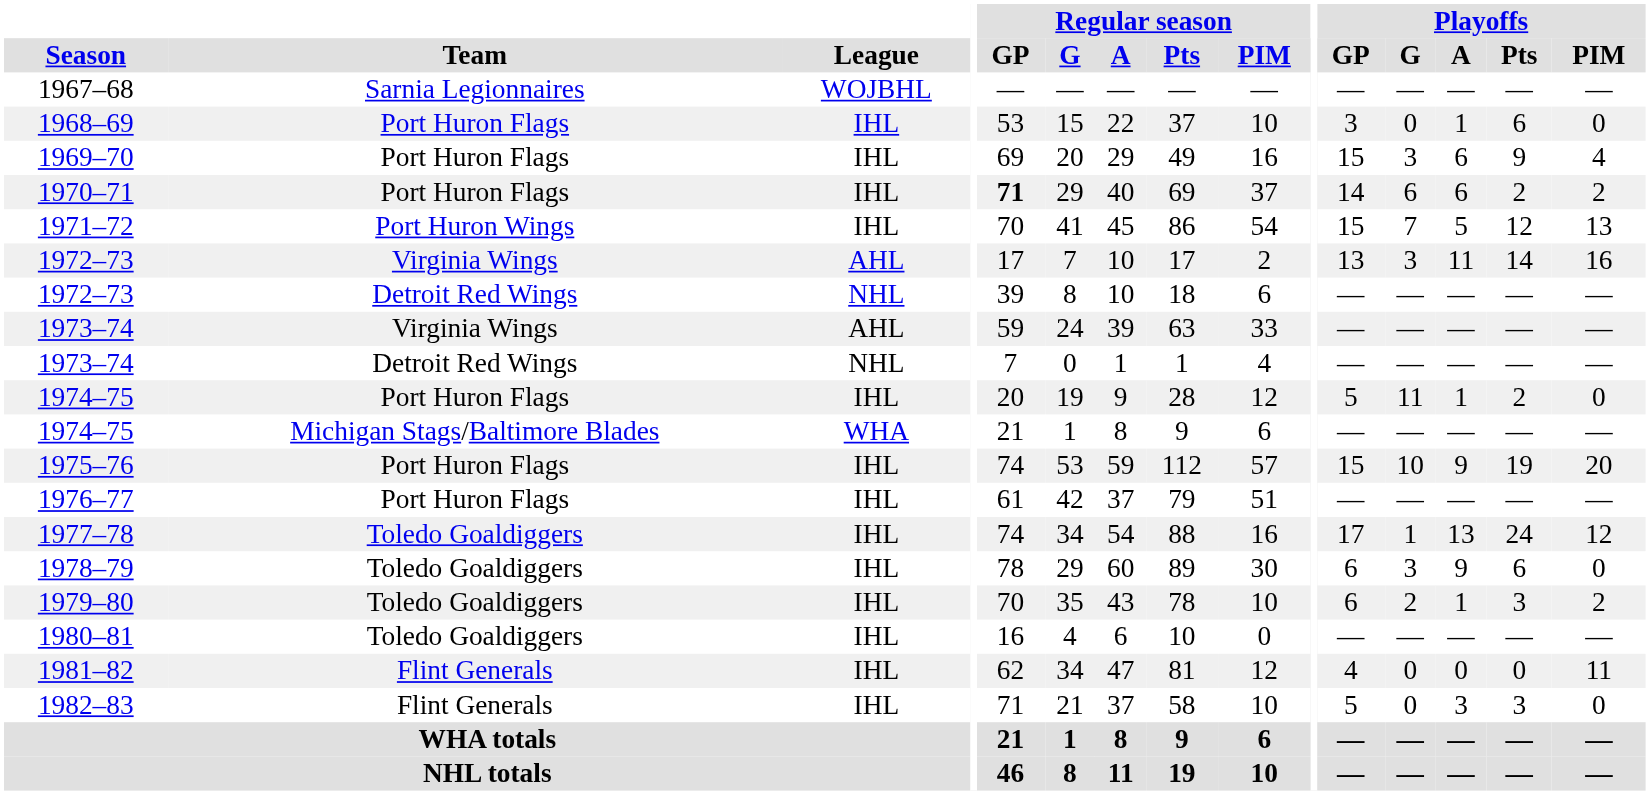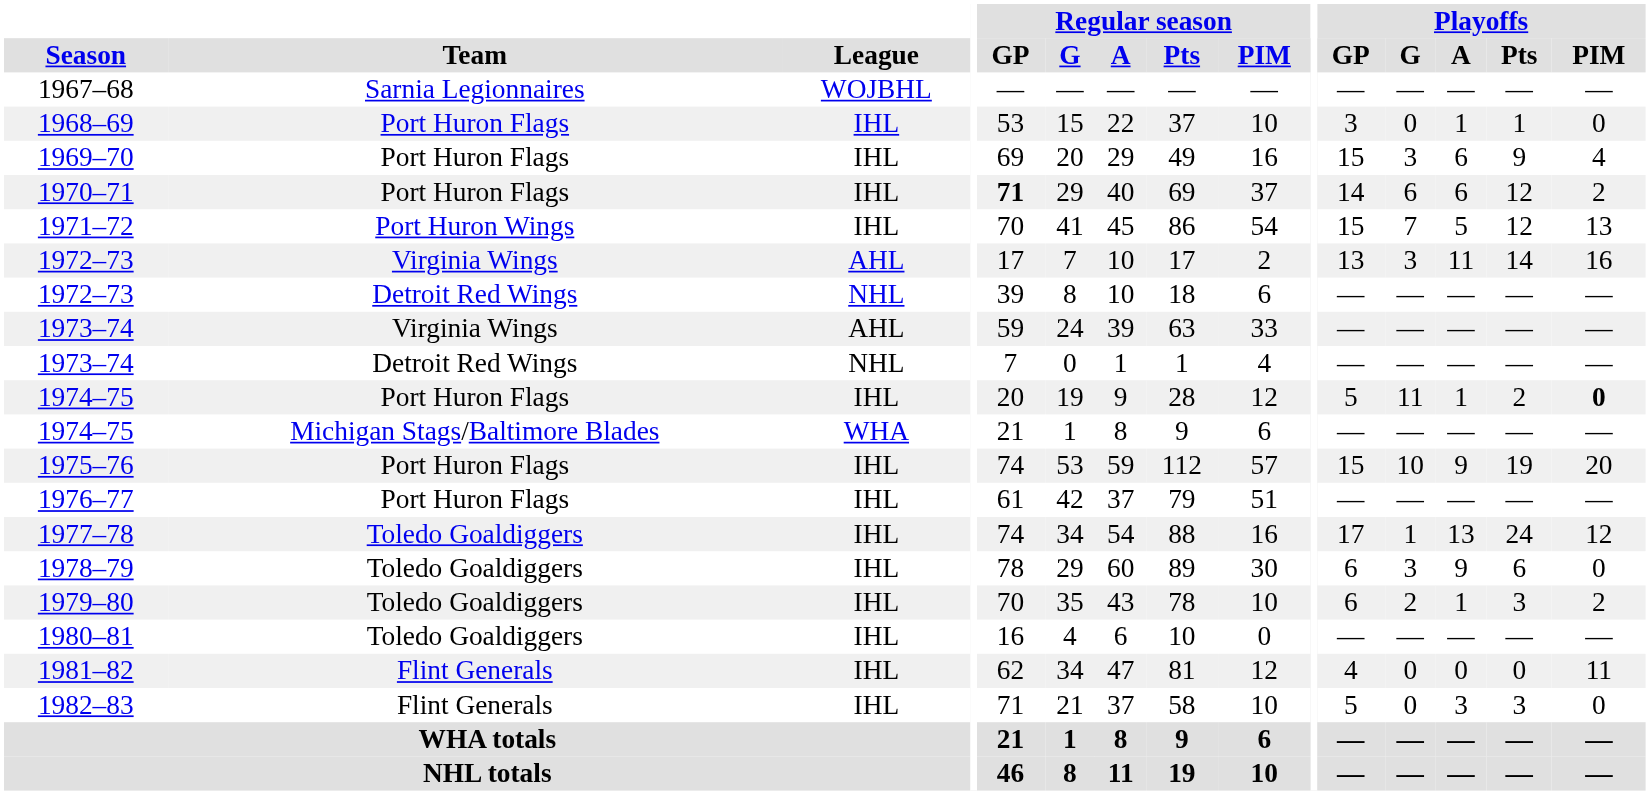(1519, 123) 6 -> (1519, 123) 1
(1519, 191) 2 -> (1519, 191) 12
(1599, 396) normal -> (1599, 396) bold
